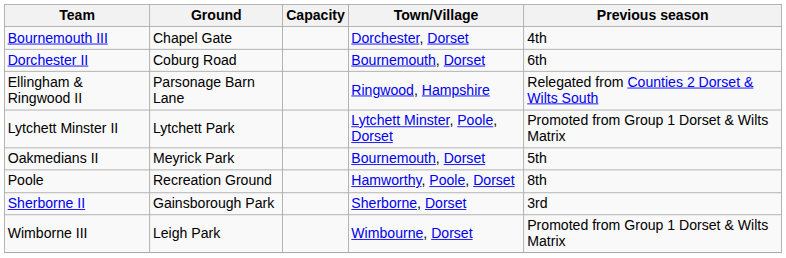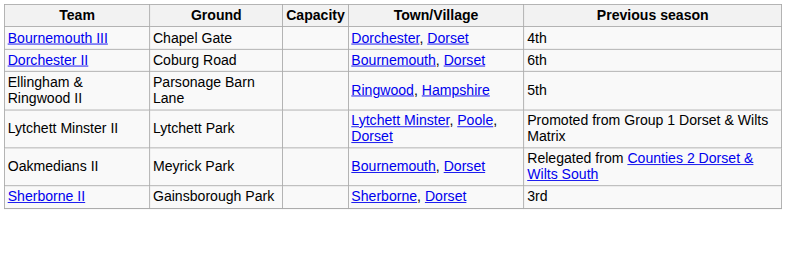(640, 90) Relegated from Counties 2 Dorset & Wilts South -> (537, 90) 5th
(537, 158) 5th -> (640, 166) Relegated from Counties 2 Dorset & Wilts South
- row: (26, 181)
- row: (48, 233)
